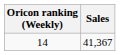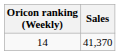(98, 42) 41,367 -> (98, 42) 41,370
